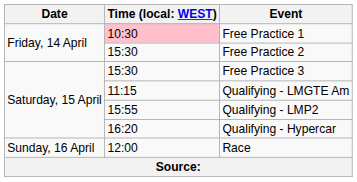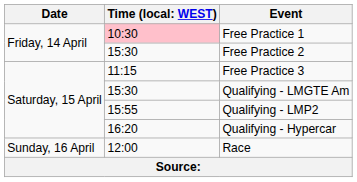(123, 72) 15:30 -> (122, 72) 11:15
(122, 91) 11:15 -> (123, 91) 15:30
